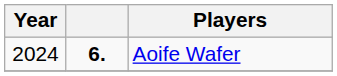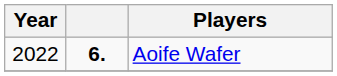(35, 53) 2024 -> (35, 53) 2022
